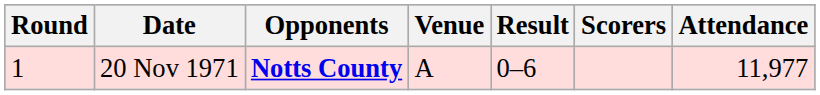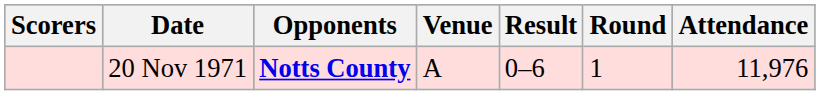columns swapped: (49, 25) <-> (624, 25)
(772, 67) 11,977 -> (772, 67) 11,976
